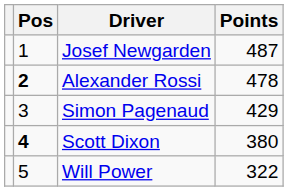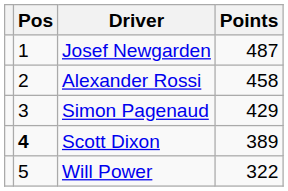(23, 81) bold -> (23, 81) normal
(262, 81) 478 -> (262, 81) 458
(262, 141) 380 -> (262, 141) 389
